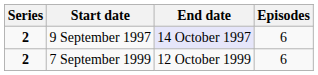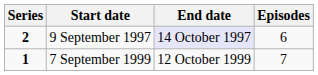(25, 59) 2 -> (25, 59) 1
(284, 59) 6 -> (284, 59) 7
